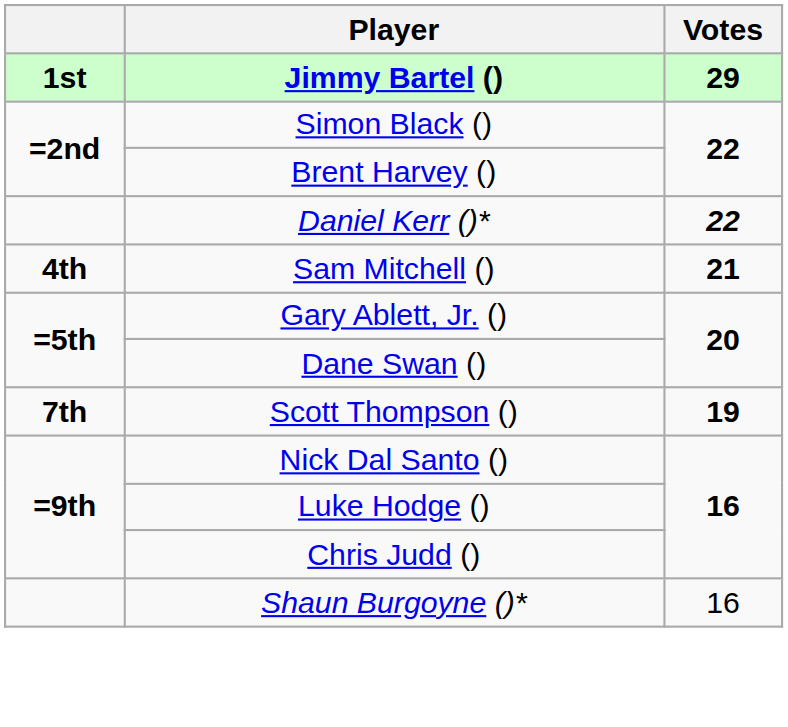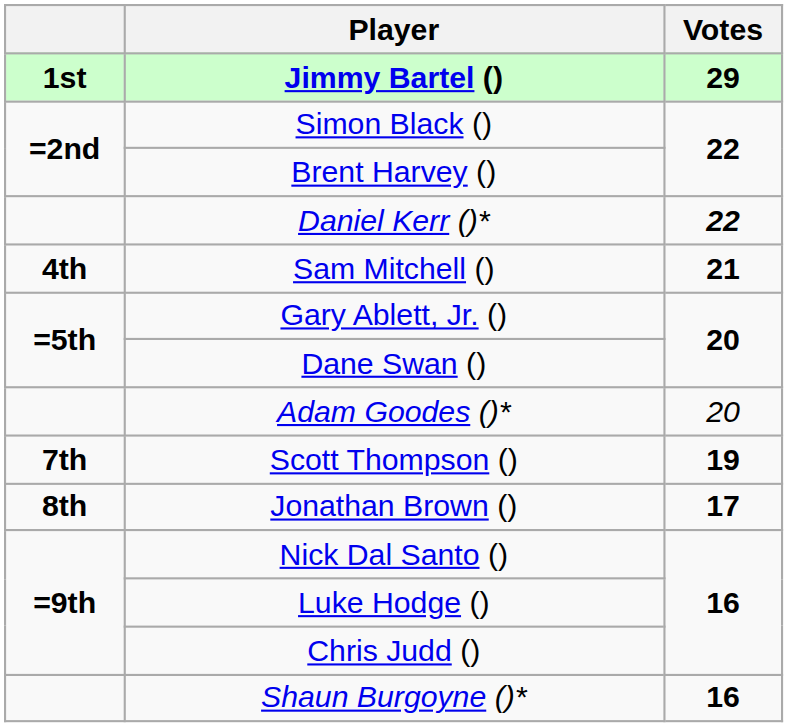+ row: (394, 412)
+ row: (394, 507)
(723, 603) normal -> (723, 698) bold
